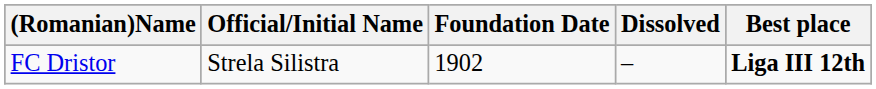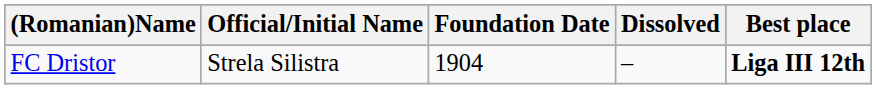(459, 63) 1902 -> (459, 63) 1904
